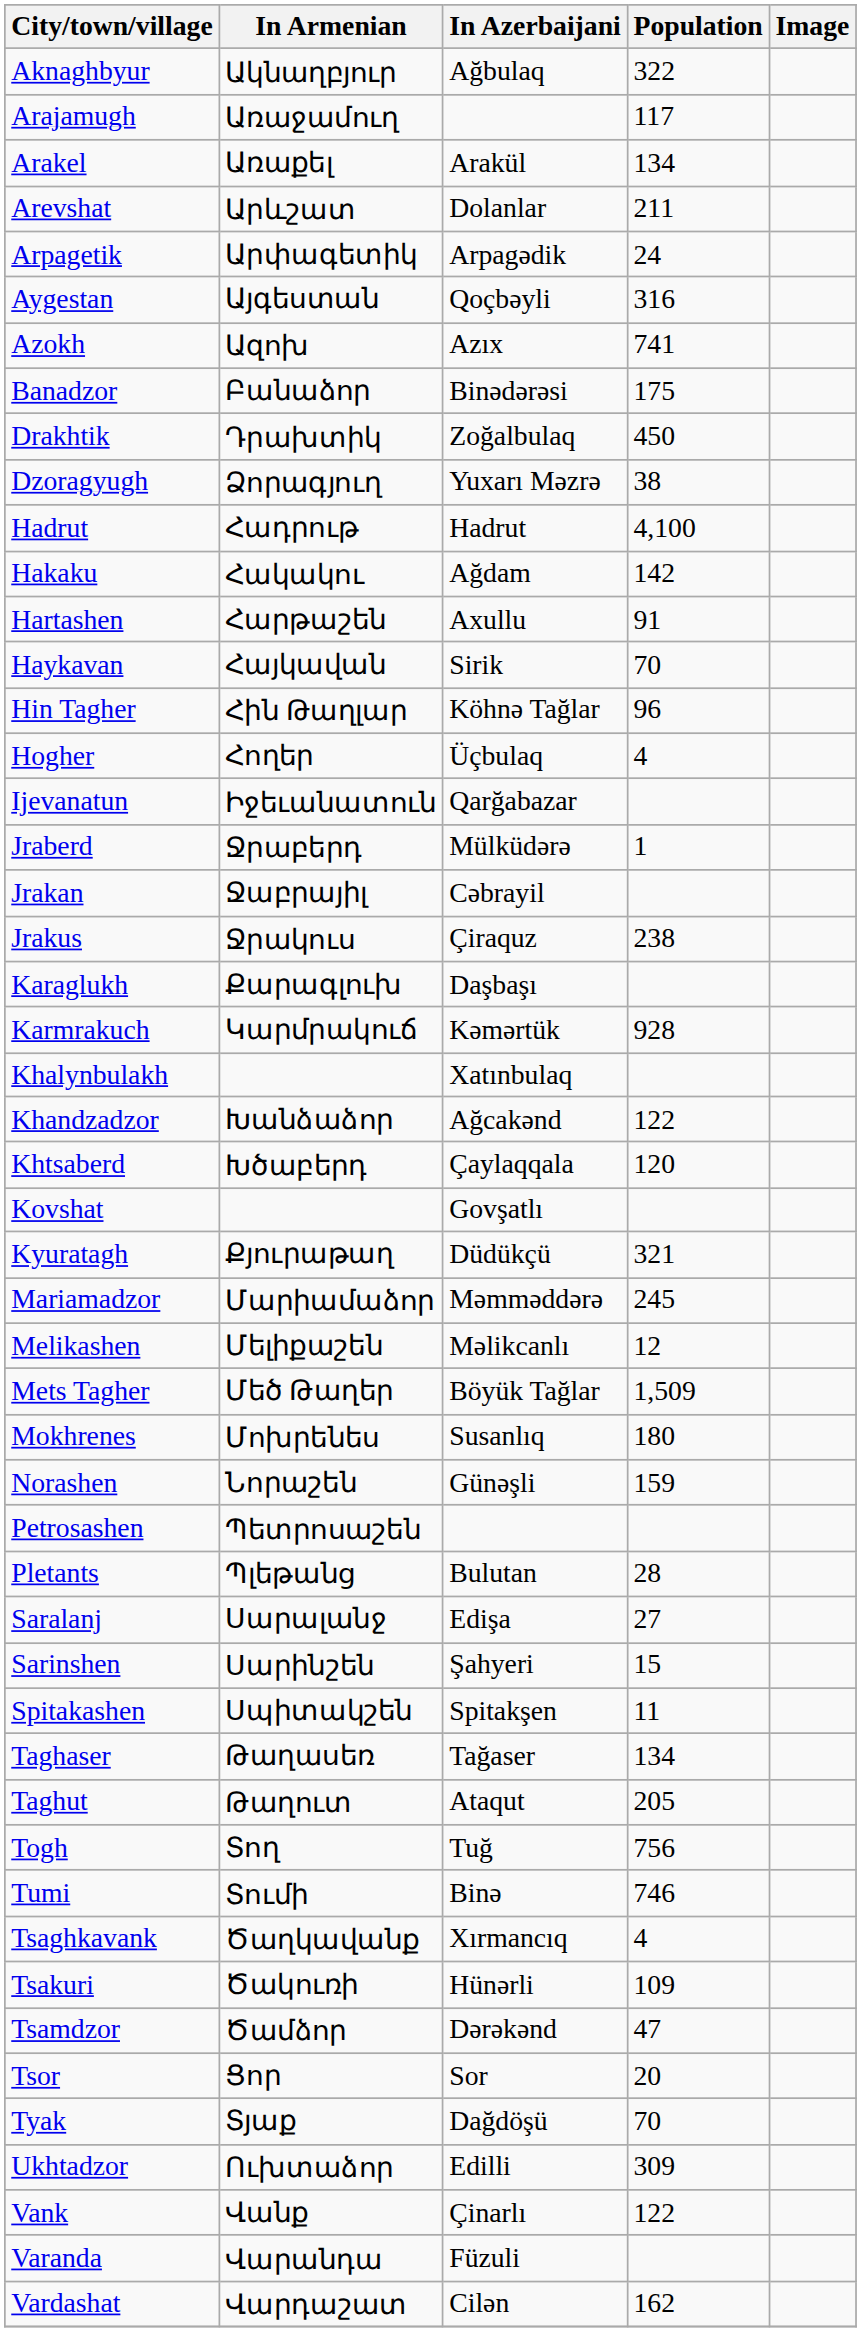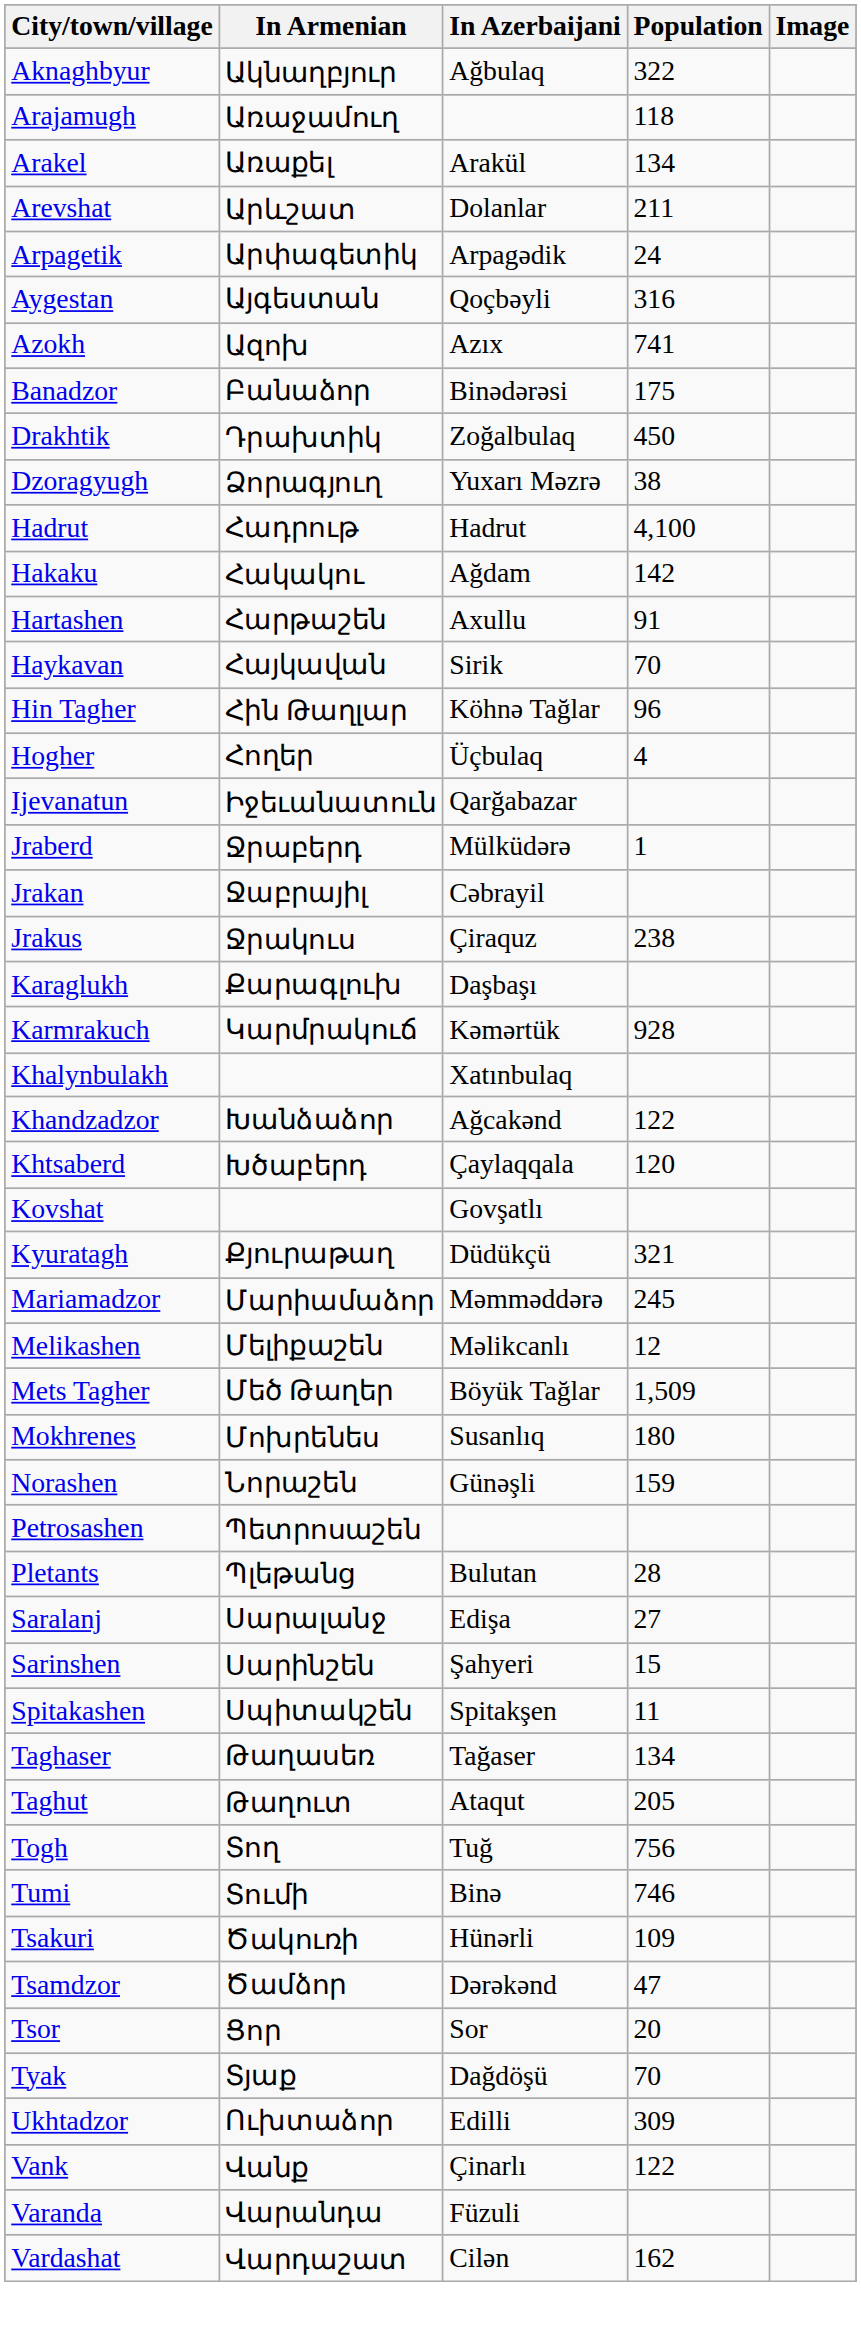(654, 116) 117 -> (654, 116) 118
- row: (84, 1938)
